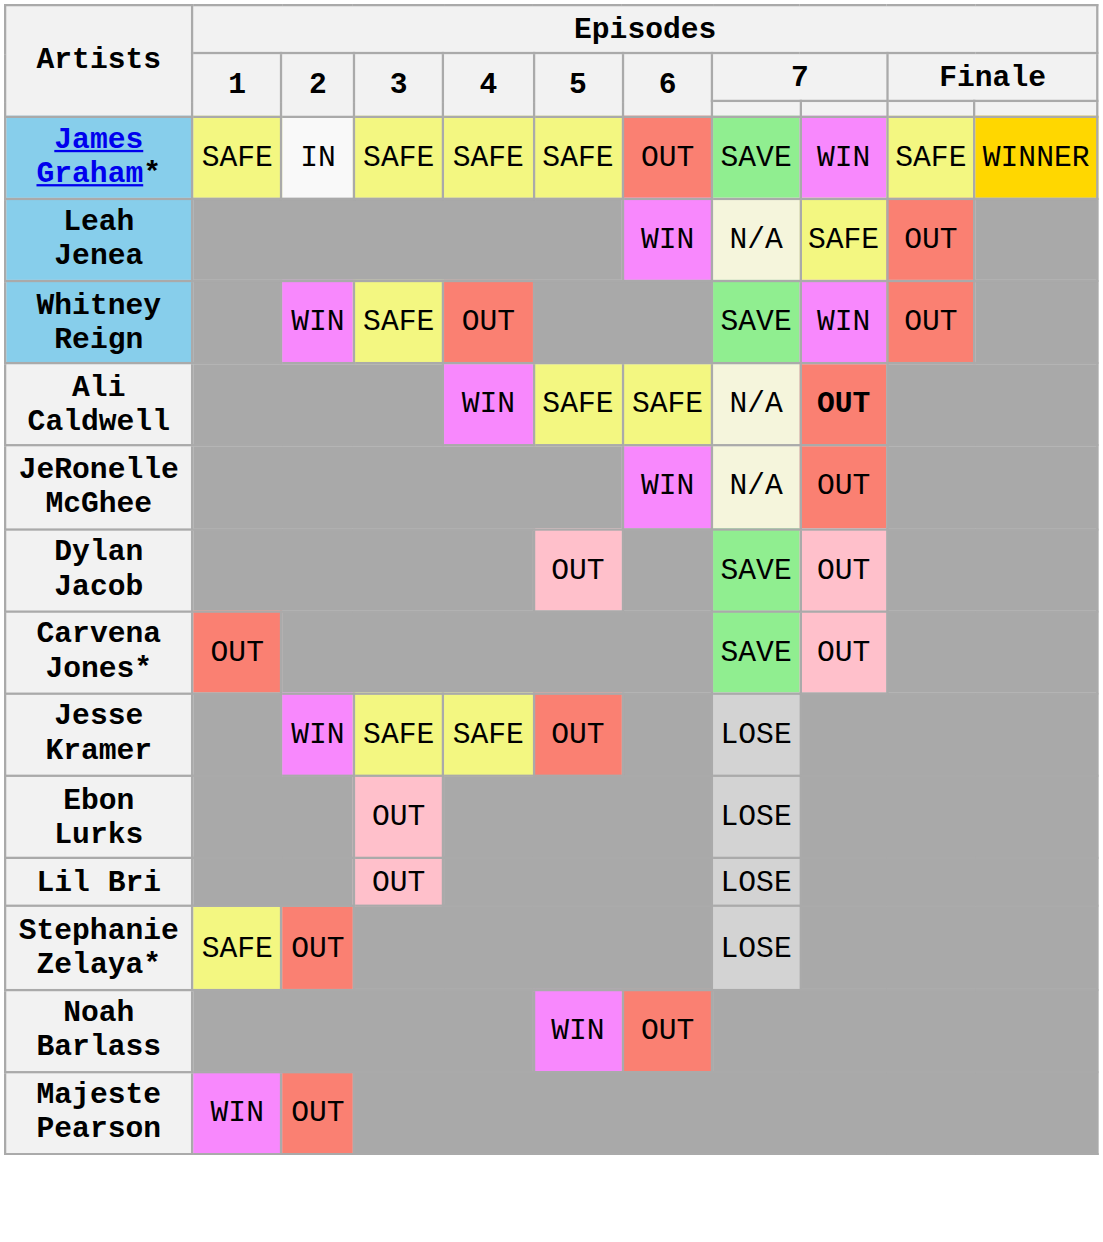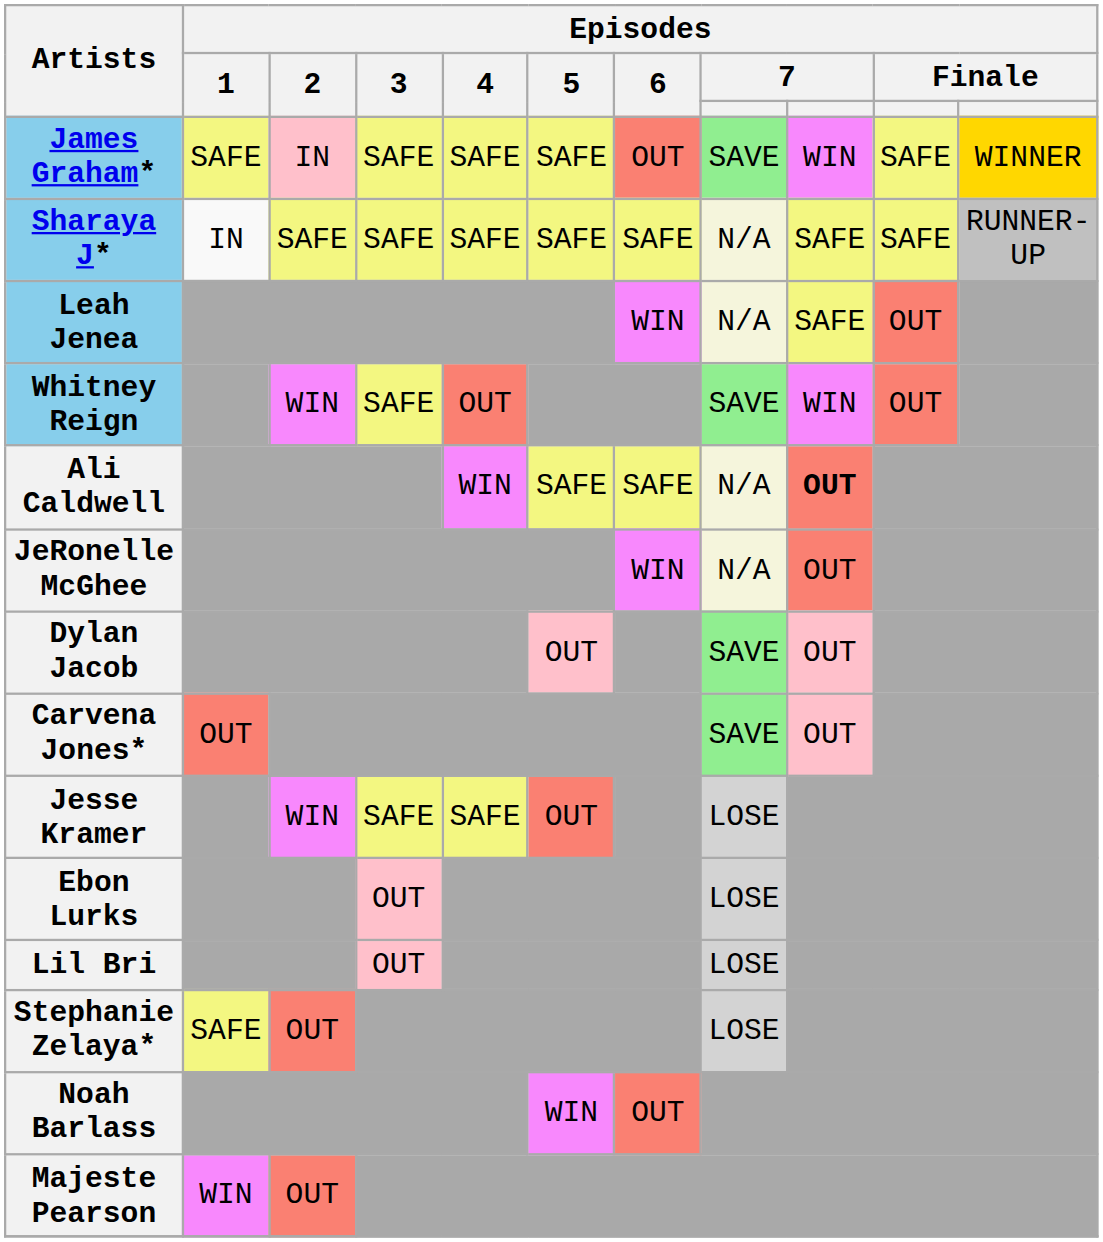(318, 157) no background -> (312, 157) pink background
+ row: (94, 240)
